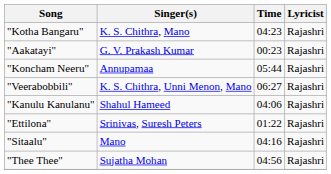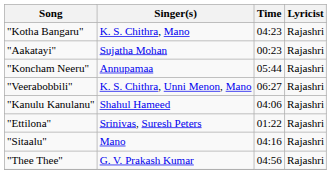(147, 50) G. V. Prakash Kumar -> (133, 50) Sujatha Mohan
(133, 160) Sujatha Mohan -> (147, 160) G. V. Prakash Kumar
